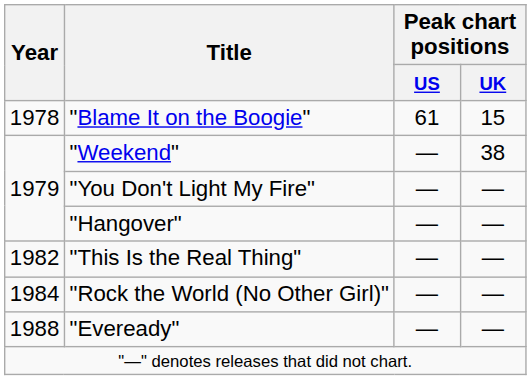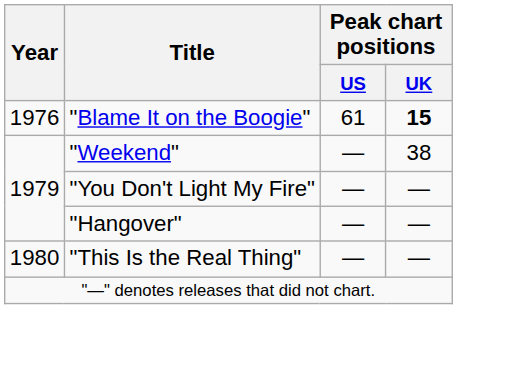(35, 117) 1978 -> (35, 117) 1976
(493, 117) normal -> (419, 117) bold
(35, 258) 1982 -> (35, 258) 1980
- row: (229, 294)
- row: (124, 329)
